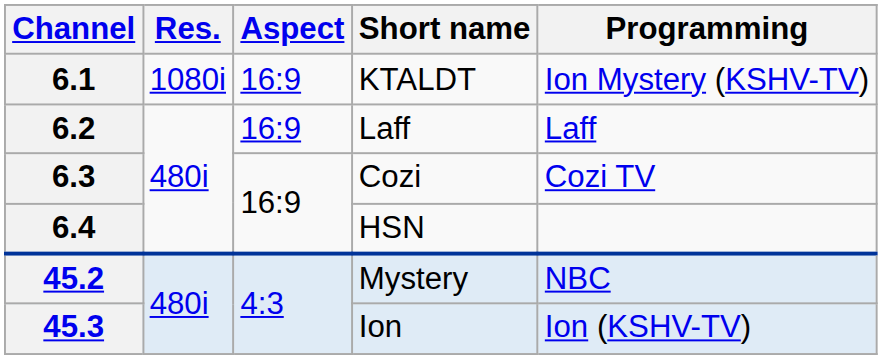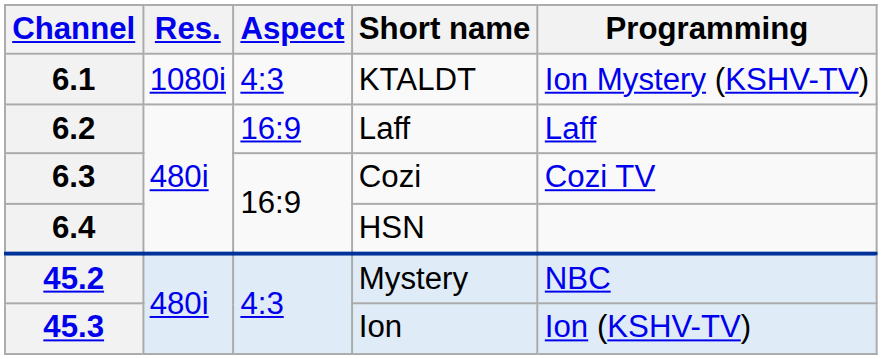(271, 78) 16:9 -> (262, 78) 4:3
